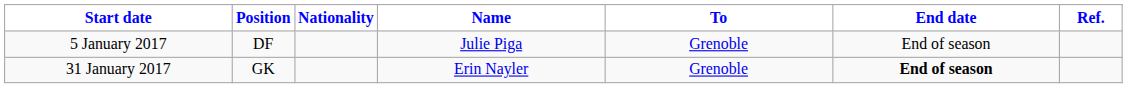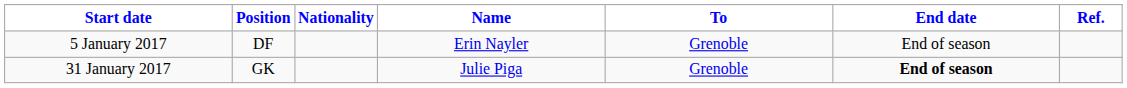(491, 44) Julie Piga -> (491, 44) Erin Nayler
(491, 70) Erin Nayler -> (491, 70) Julie Piga
